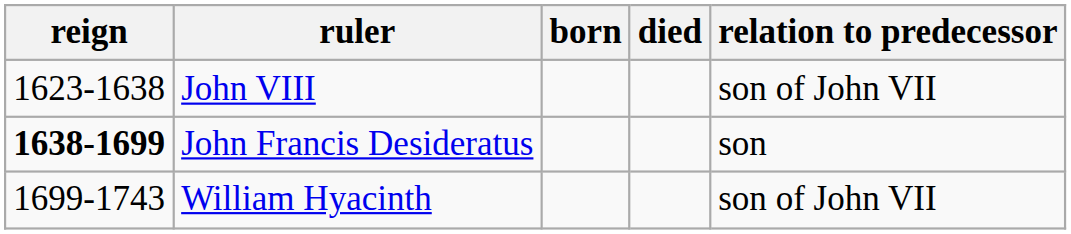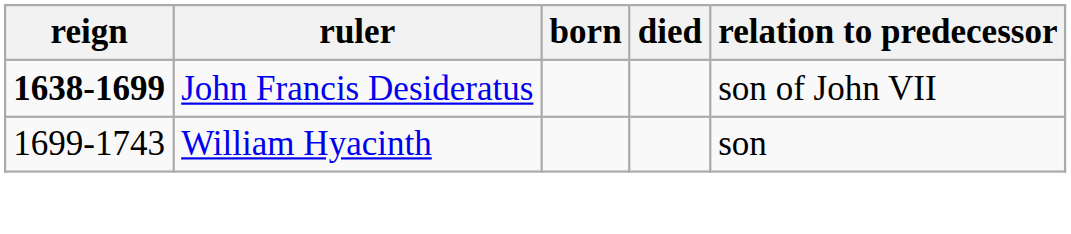- row: (248, 87)
(743, 143) son -> (827, 87) son of John VII
(827, 198) son of John VII -> (743, 143) son
